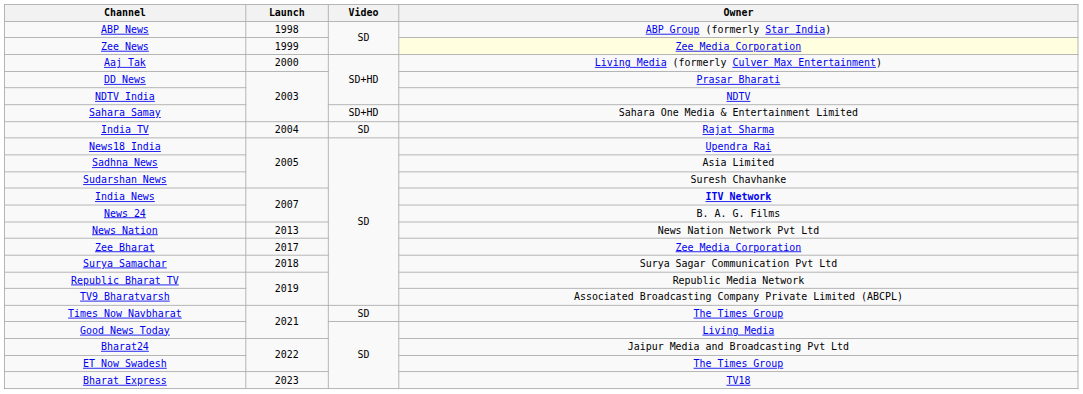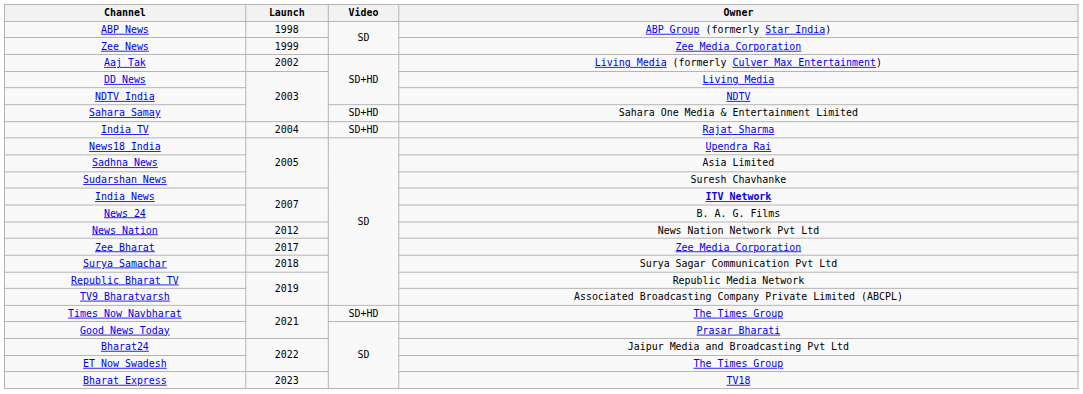(738, 46) lightyellow background -> (738, 46) no background
(287, 63) 2000 -> (287, 63) 2002
(738, 79) Prasar Bharati -> (738, 79) Living Media
(364, 129) SD -> (364, 129) SD+HD
(287, 230) 2013 -> (287, 230) 2012
(364, 313) SD -> (364, 313) SD+HD
(738, 330) Living Media -> (738, 330) Prasar Bharati
